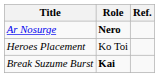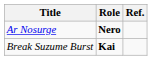- row: (46, 47)
